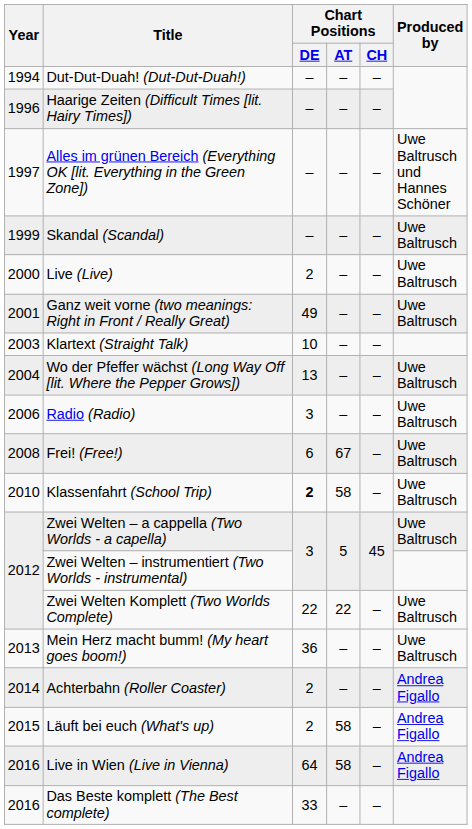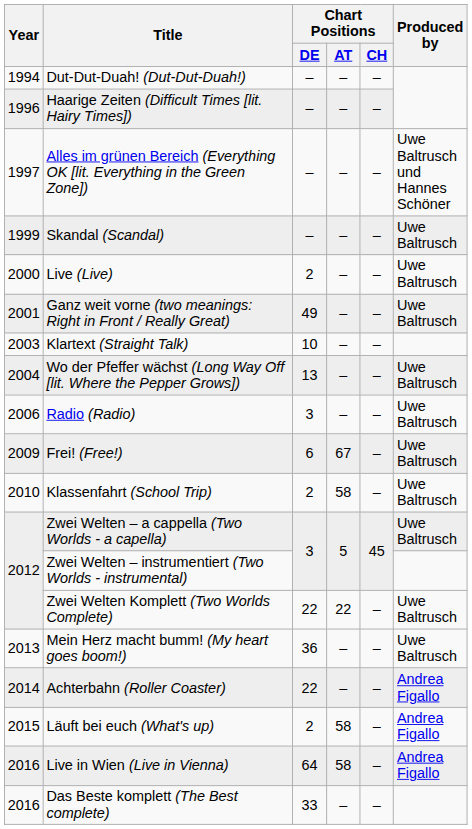(24, 453) 2008 -> (24, 453) 2009
(310, 492) bold -> (310, 492) normal
(310, 687) 2 -> (310, 687) 22
